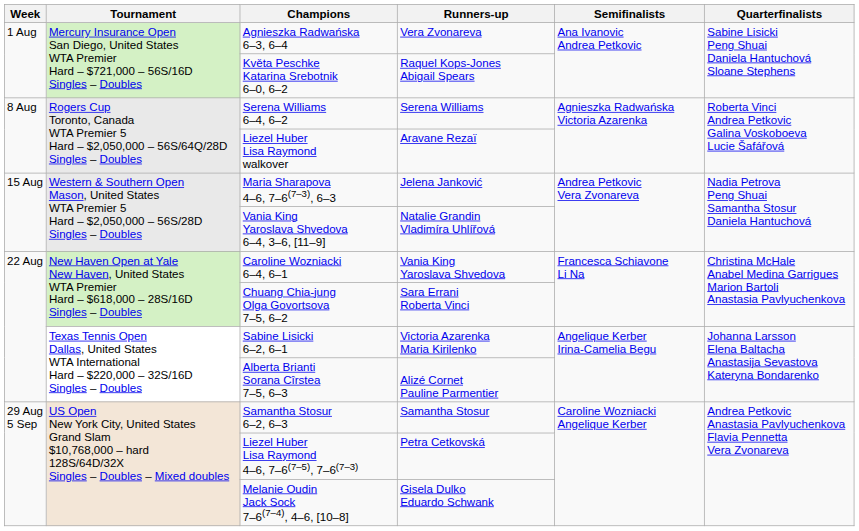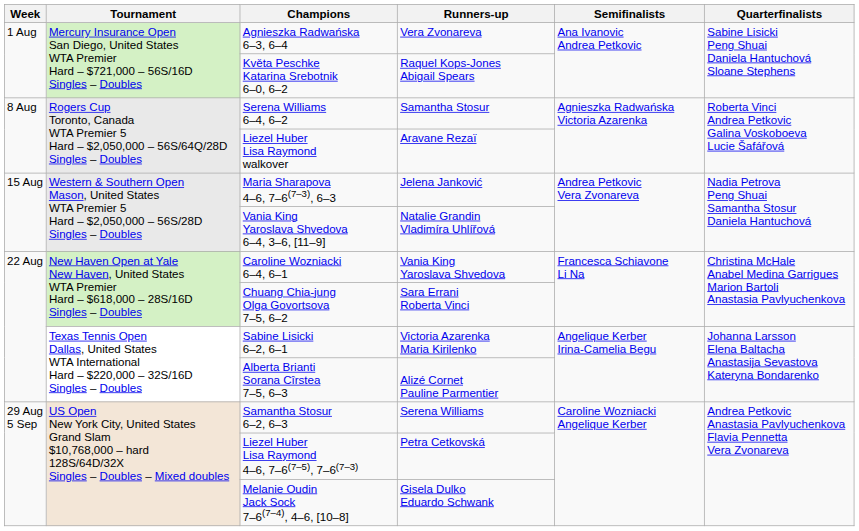(442, 107) Serena Williams -> (445, 107) Samantha Stosur
(445, 411) Samantha Stosur -> (442, 411) Serena Williams
